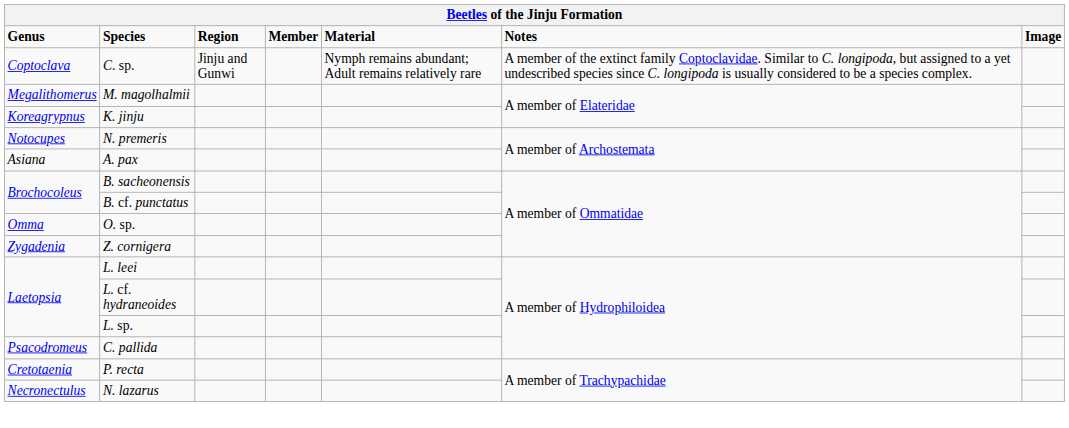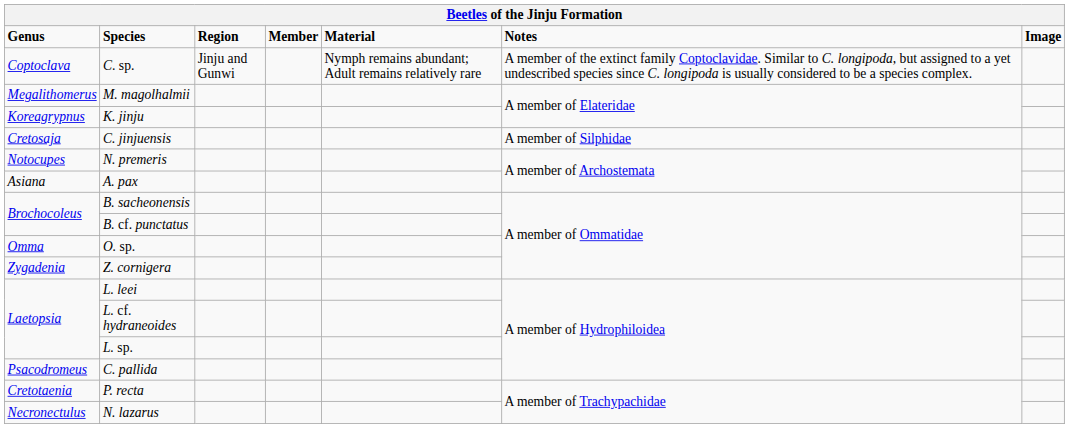+ row: (137, 138)
